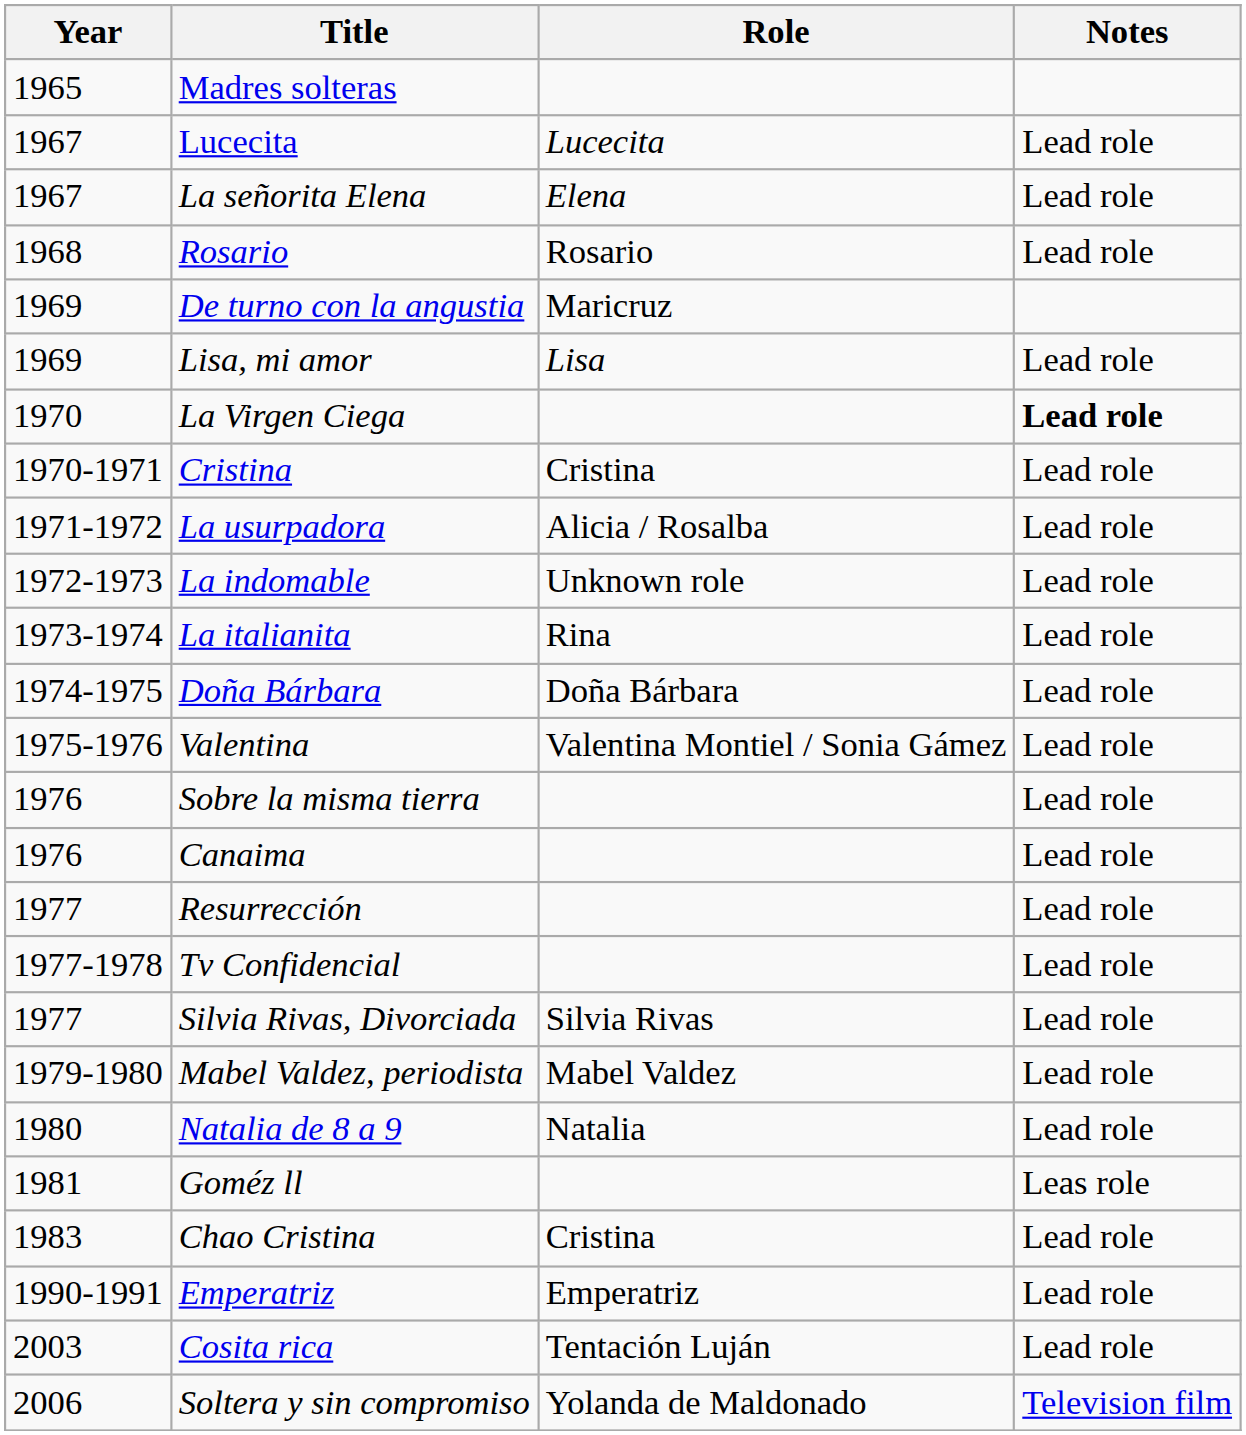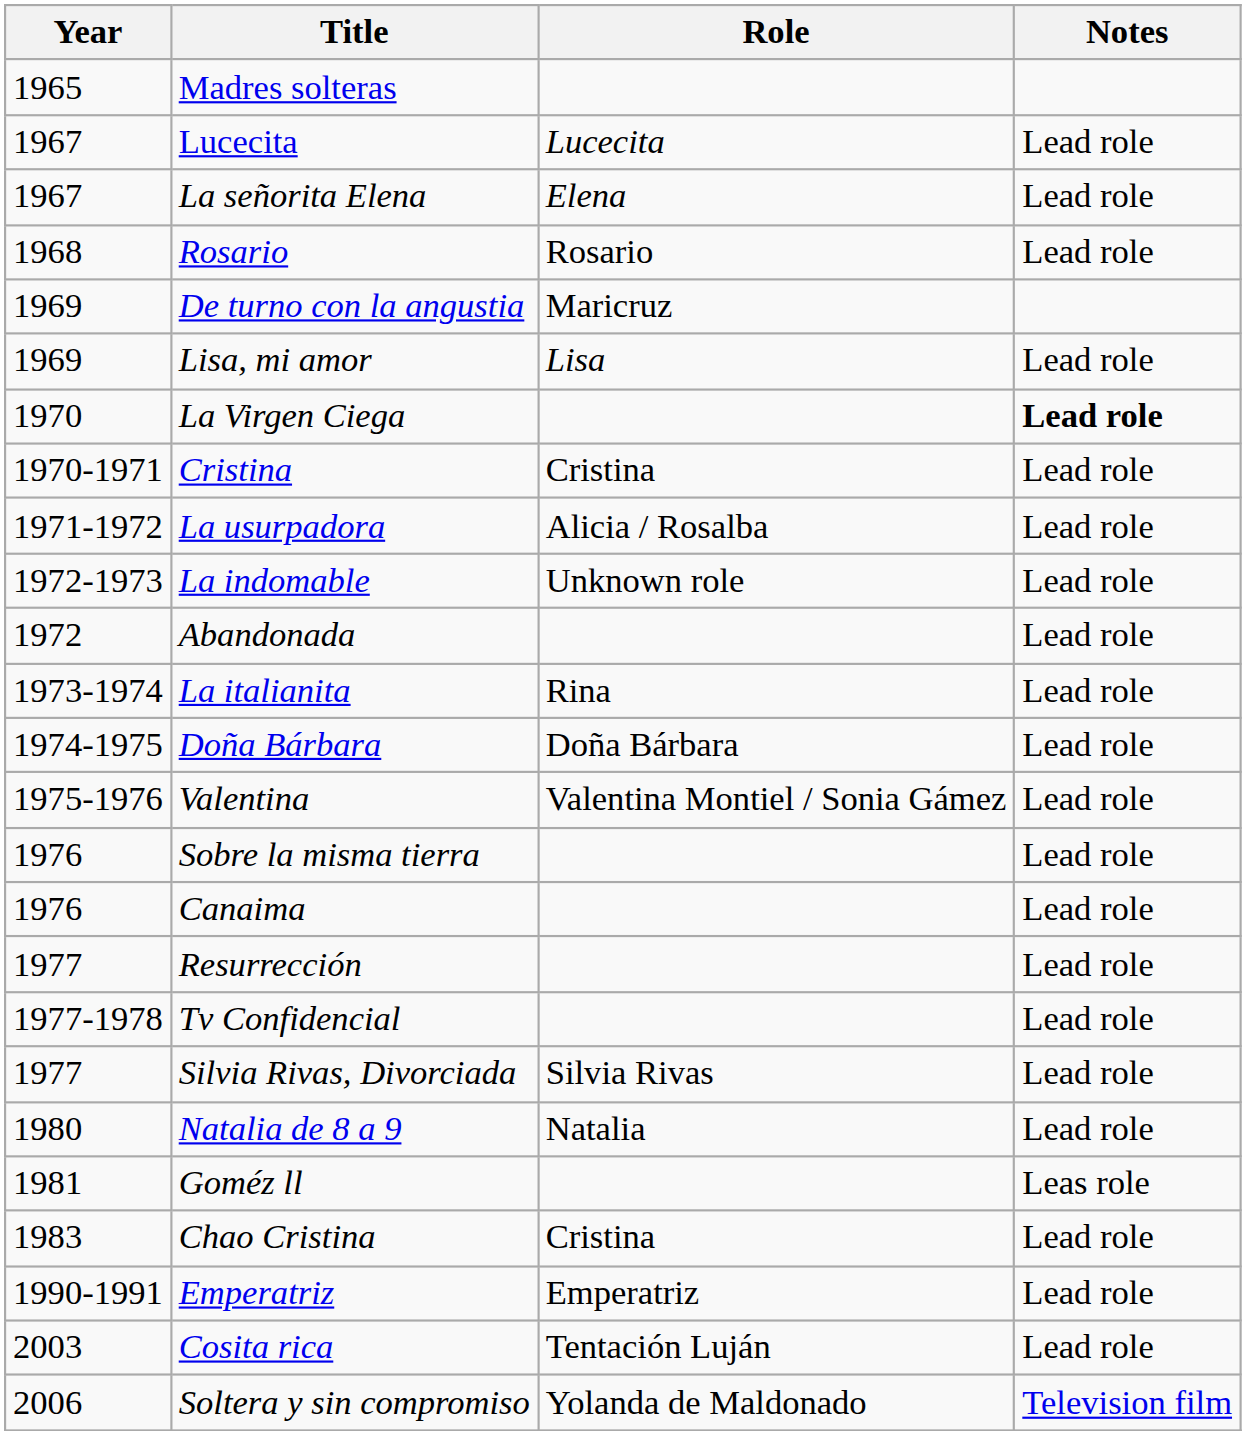+ row: (267, 634)
- row: (351, 1073)
